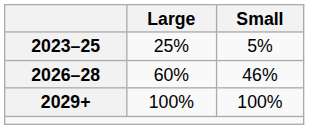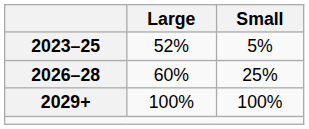(171, 46) 25% -> (171, 46) 52%
(260, 74) 46% -> (260, 74) 25%
